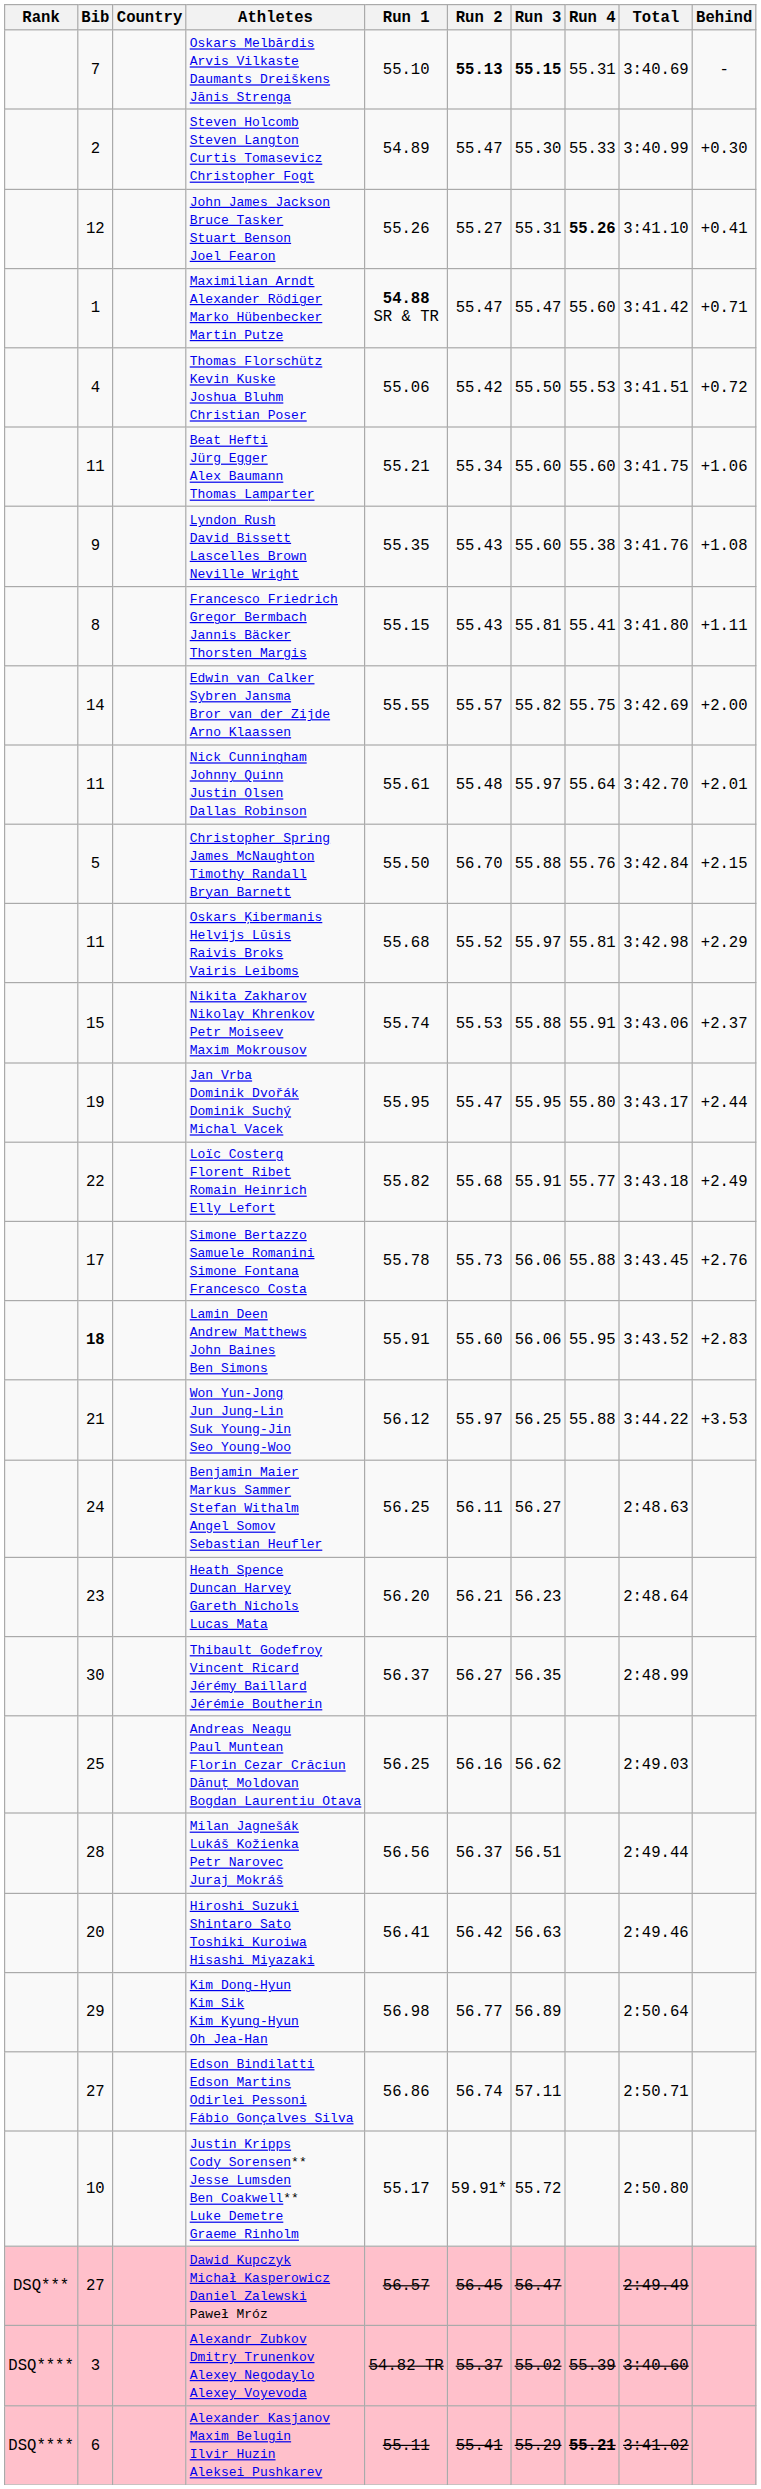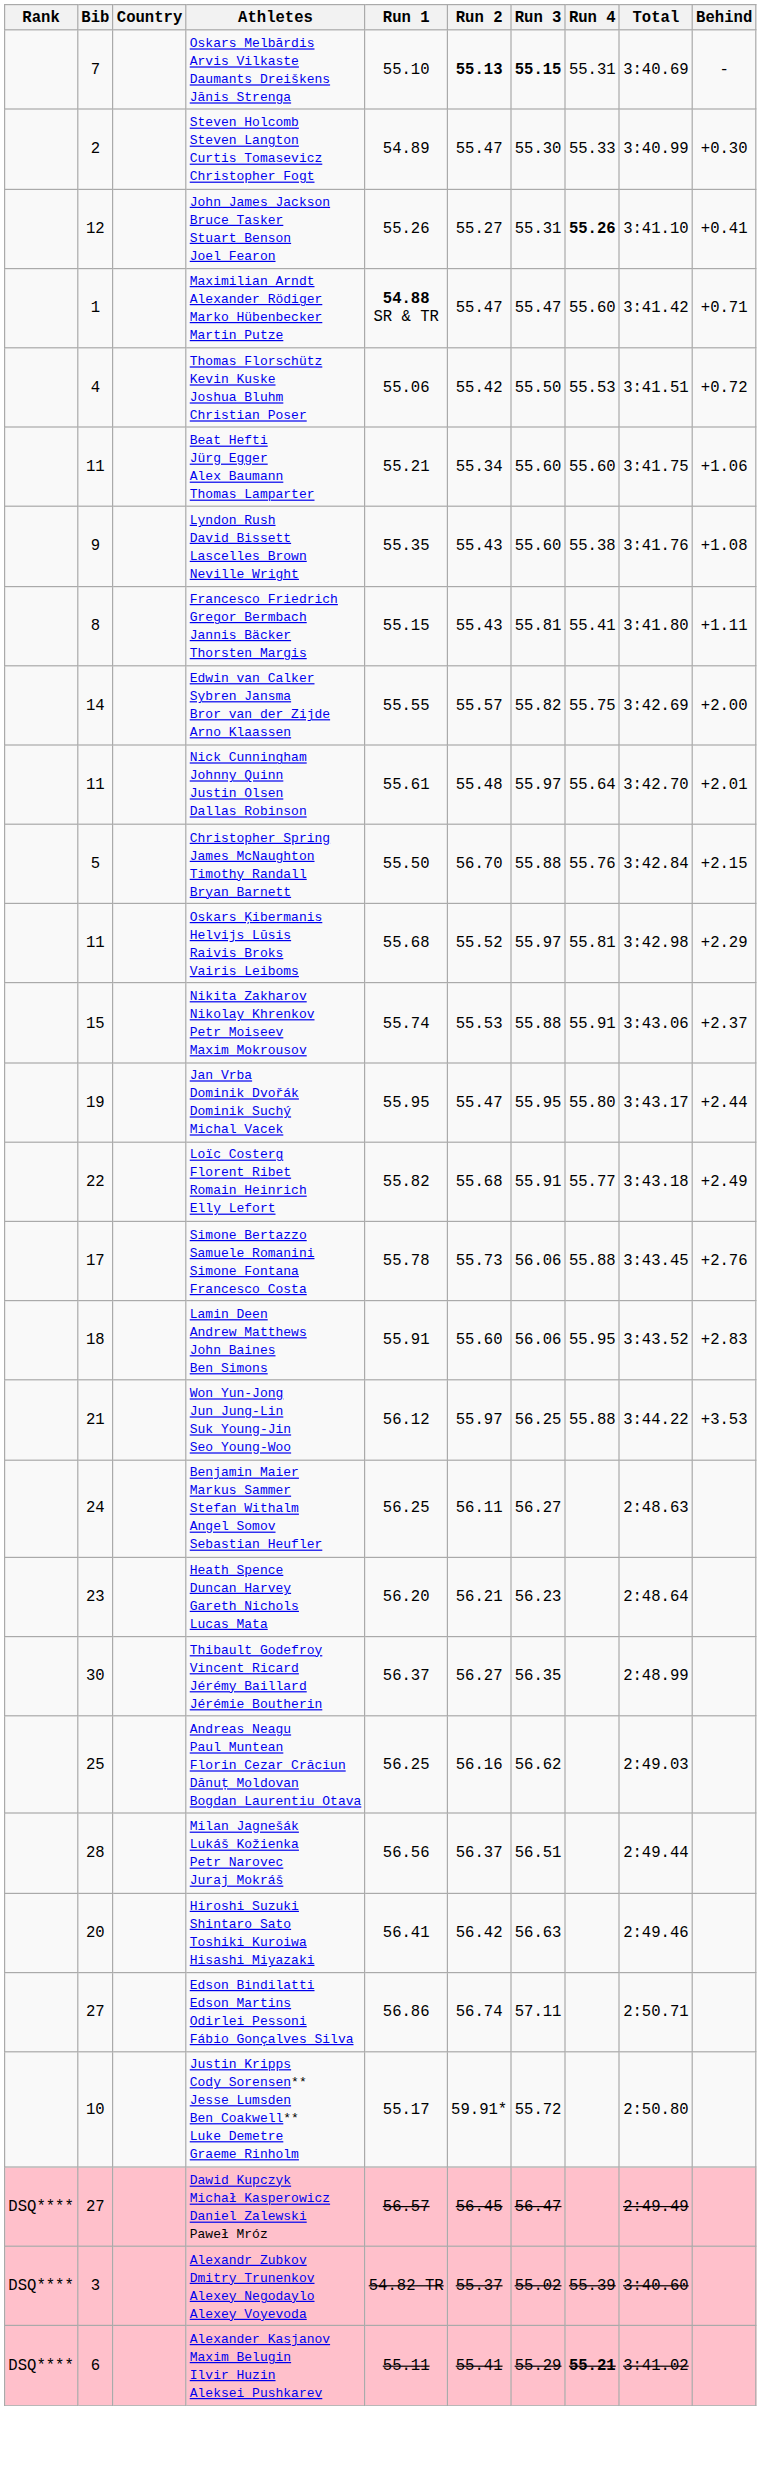(95, 1341) bold -> (95, 1341) normal
- row: (244, 2013)
(41, 2286) DSQ*** -> (41, 2207) DSQ****
